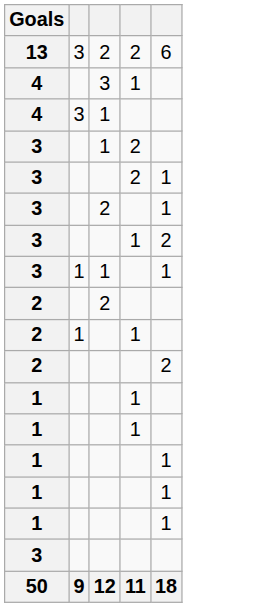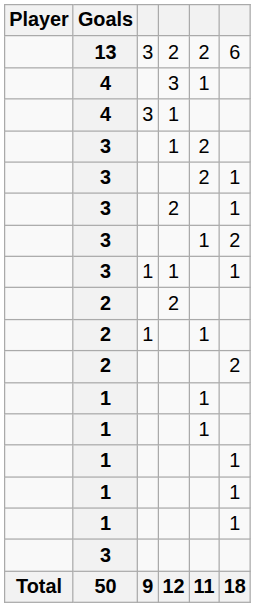+ column: (39, 20)
